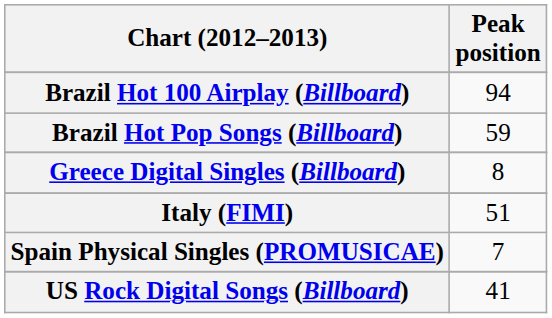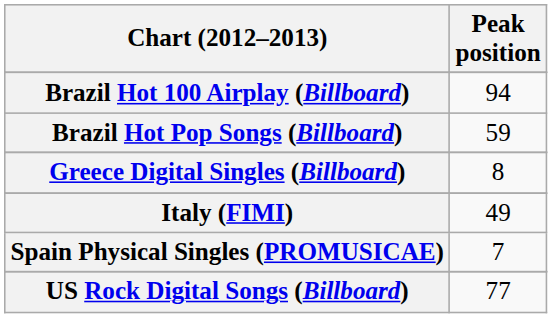(498, 212) 51 -> (498, 212) 49
(498, 291) 41 -> (498, 291) 77
